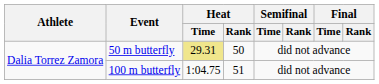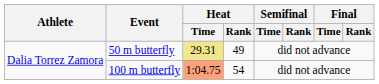(239, 51) 50 -> (239, 51) 49
(203, 70) no background -> (203, 70) lightsalmon background
(239, 70) 51 -> (239, 70) 54
